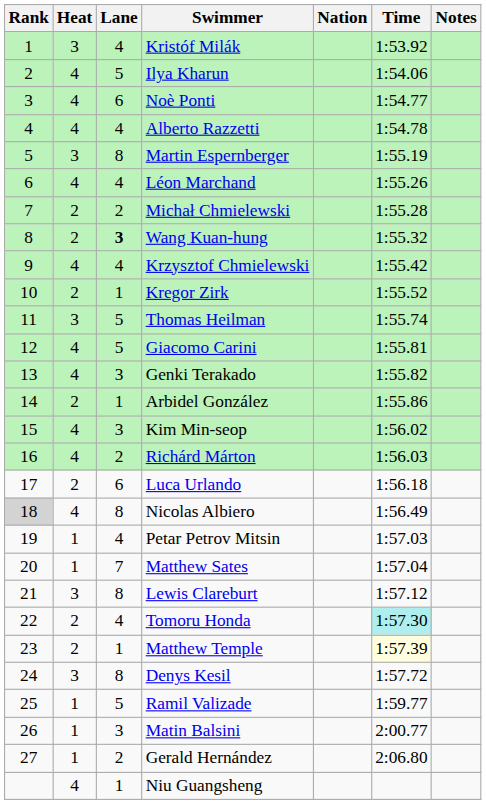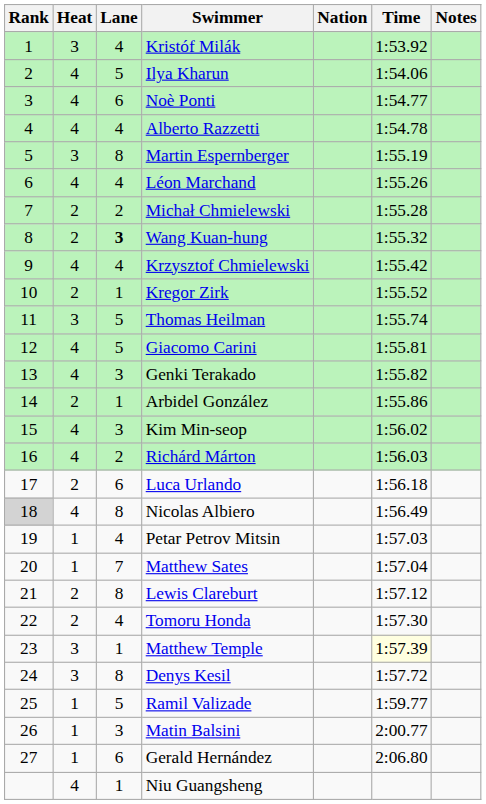(75, 593) 3 -> (75, 593) 2
(401, 621) paleturquoise background -> (401, 621) no background
(75, 648) 2 -> (75, 648) 3
(119, 758) 2 -> (119, 758) 6
